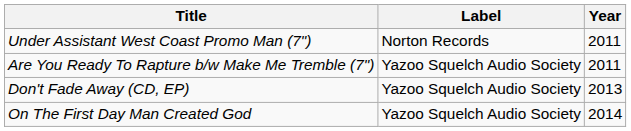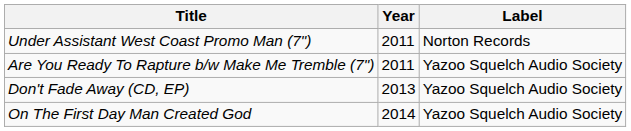columns swapped: (605, 16) <-> (481, 16)
